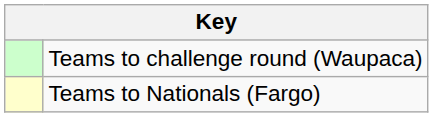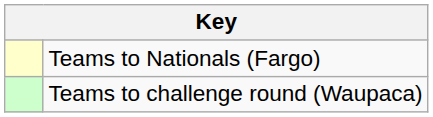rows swapped: (185, 93) <-> (236, 58)
